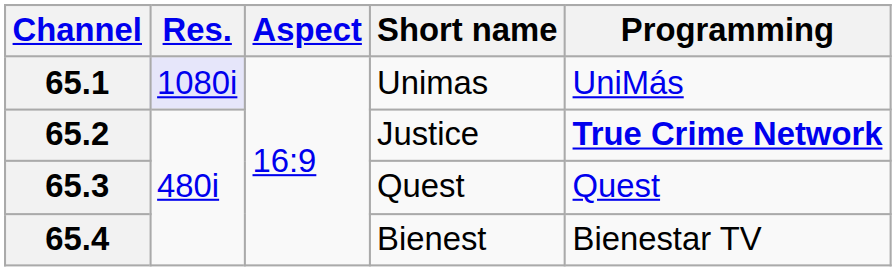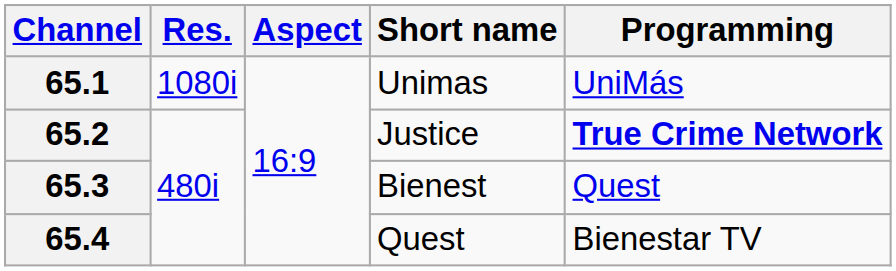(197, 82) lavender background -> (197, 82) no background
(421, 186) Quest -> (432, 186) Bienest
(432, 238) Bienest -> (421, 238) Quest
